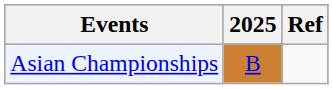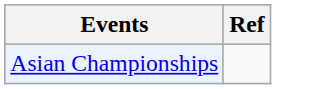- column: (253, 24)
